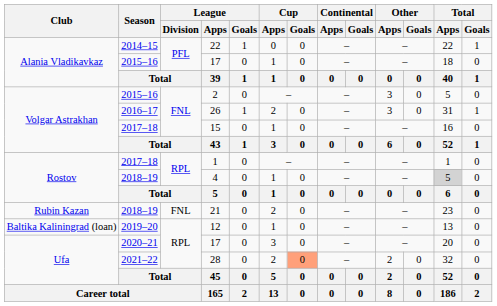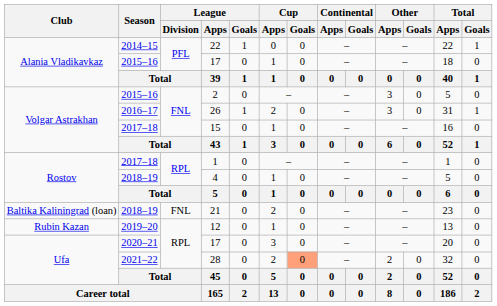(448, 177) lightgrey background -> (448, 177) no background
(62, 210) Rubin Kazan -> (62, 210) Baltika Kaliningrad (loan)
(62, 227) Baltika Kaliningrad (loan) -> (62, 227) Rubin Kazan
